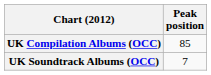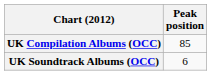(185, 61) 7 -> (185, 61) 6
